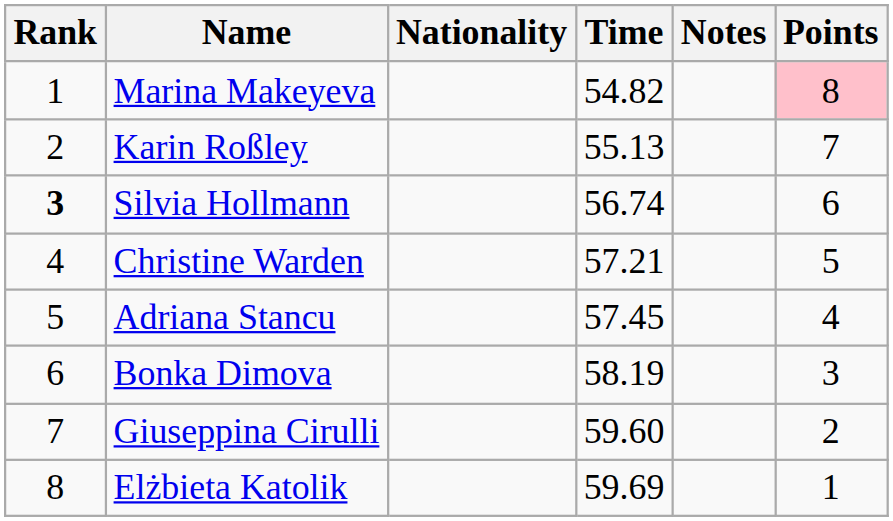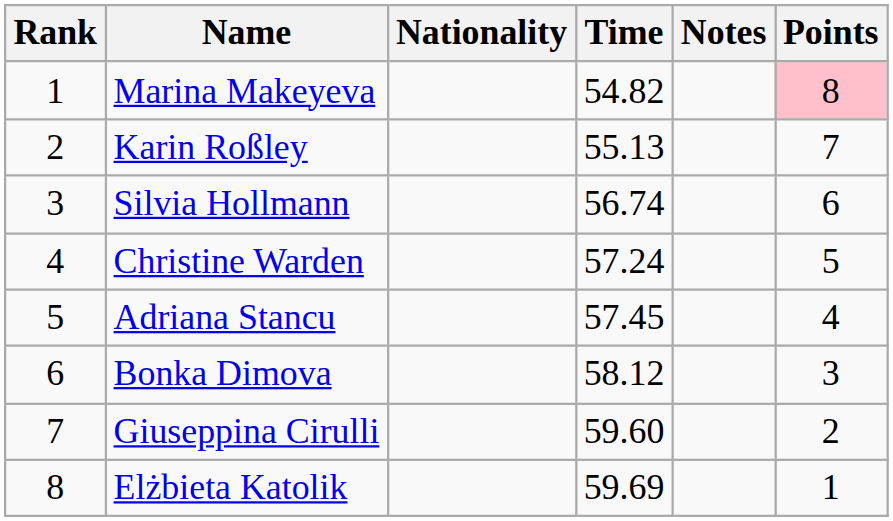(55, 203) bold -> (55, 203) normal
(624, 260) 57.21 -> (624, 260) 57.24
(624, 373) 58.19 -> (624, 373) 58.12
